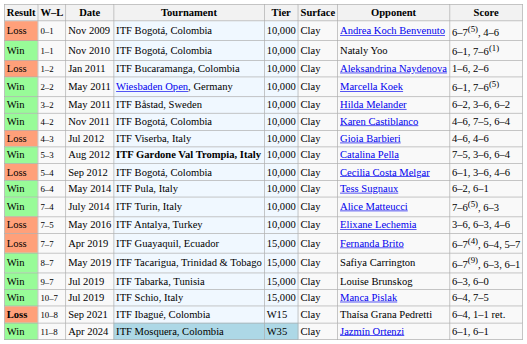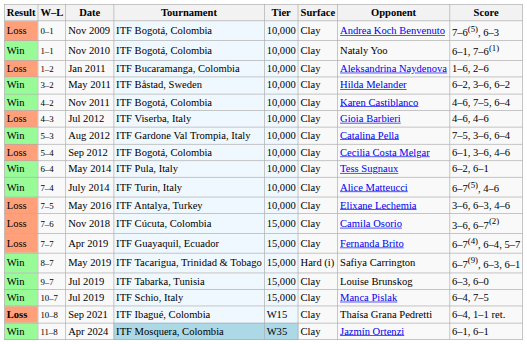(476, 31) 6–7(5), 4–6 -> (476, 31) 7–6(5), 6–3
- row: (47, 87)
(189, 155) bold -> (183, 135) normal
(476, 207) 7–6(5), 6–3 -> (476, 187) 6–7(5), 4–6
+ row: (47, 224)
(311, 263) Clay -> (317, 263) Hard (i)
